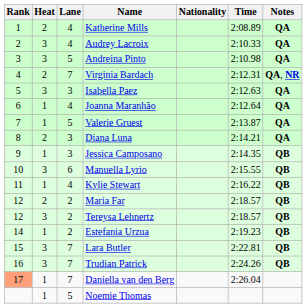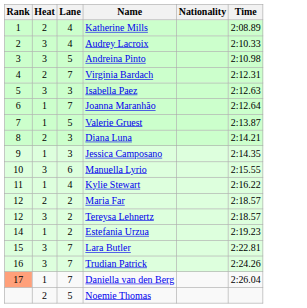- column: (282, 12)
(70, 106) 4 -> (70, 106) 7
(45, 295) 1 -> (45, 295) 2
